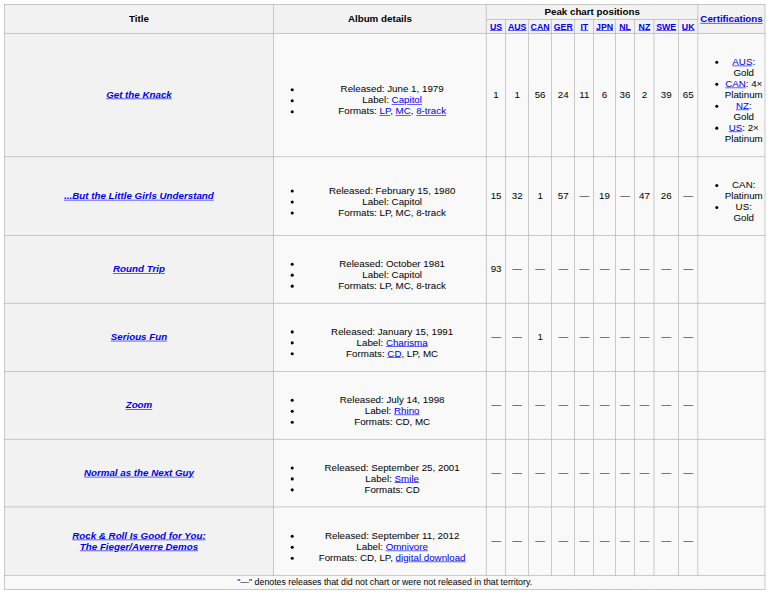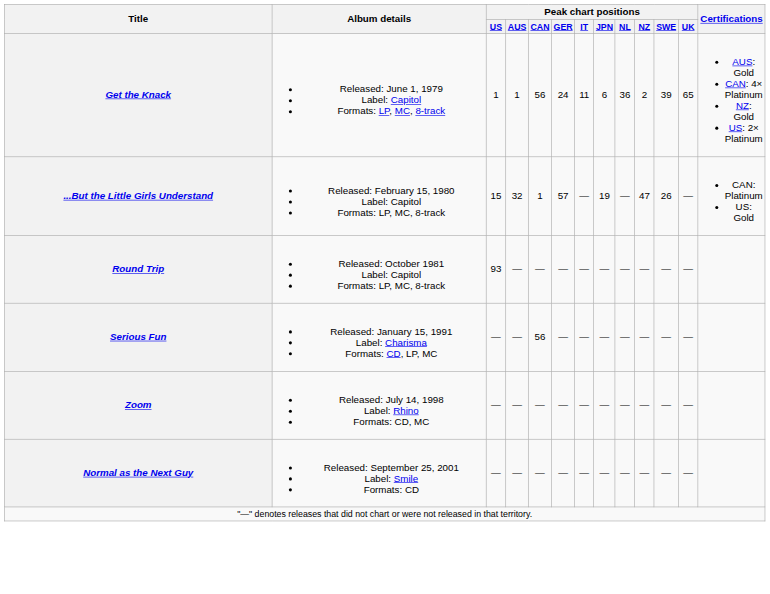(540, 337) 1 -> (540, 337) 56
- row: (139, 541)
